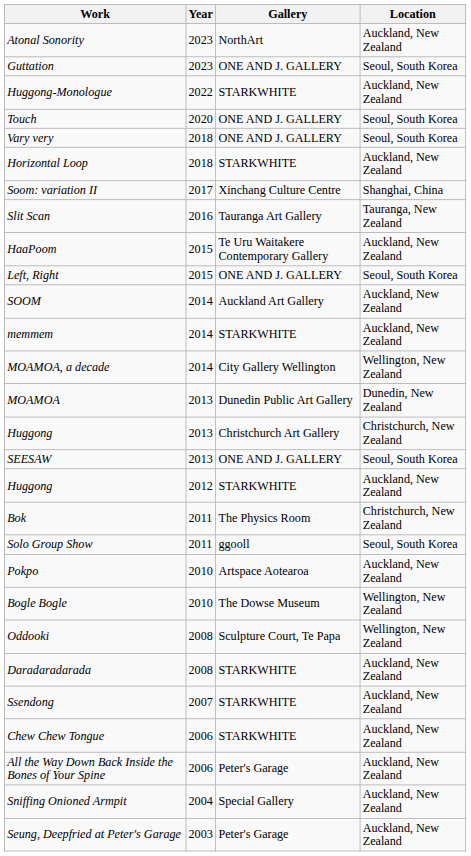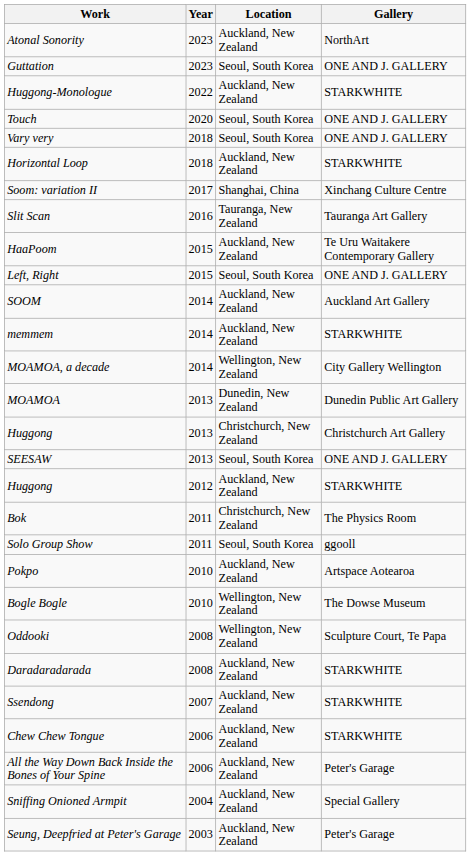columns swapped: (288, 14) <-> (413, 14)
